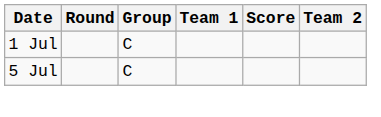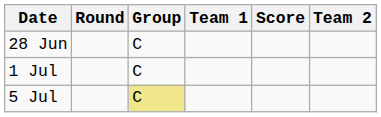+ row: (38, 45)
(127, 71) no background -> (137, 98) khaki background
